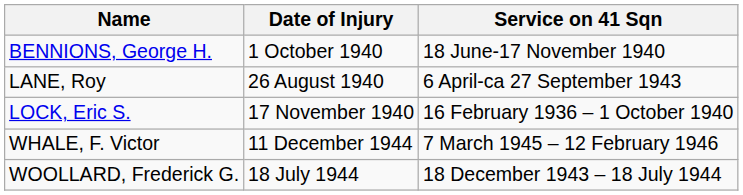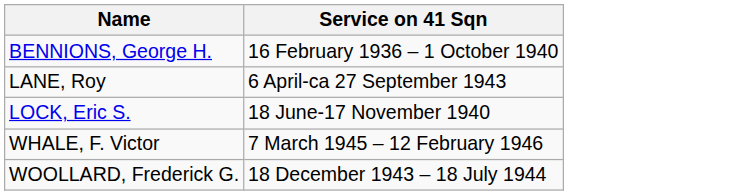- column: (331, 19)
(544, 50) 18 June-17 November 1940 -> (403, 50) 16 February 1936 – 1 October 1940
(578, 112) 16 February 1936 – 1 October 1940 -> (369, 112) 18 June-17 November 1940
